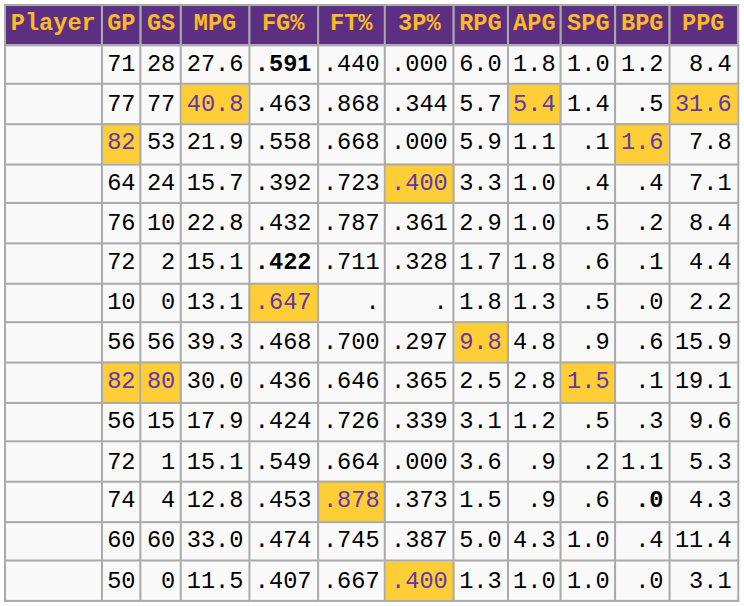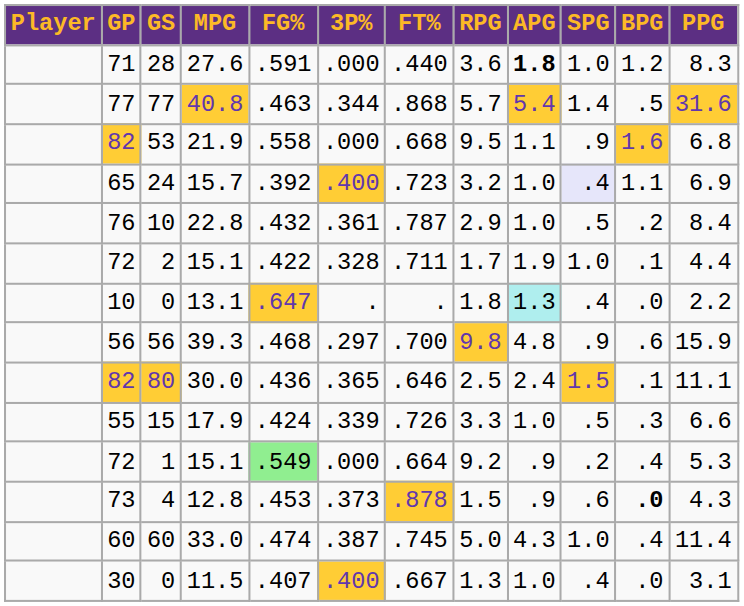columns swapped: (419, 25) <-> (351, 25)
(283, 64) bold -> (283, 64) normal
(480, 64) 6.0 -> (480, 64) 3.6
(534, 64) normal -> (534, 64) bold
(710, 64) 8.4 -> (710, 64) 8.3
(480, 144) 5.9 -> (480, 144) 9.5
(595, 144) .1 -> (595, 144) .9
(710, 144) 7.8 -> (710, 144) 6.8
(121, 183) 64 -> (121, 183) 65
(480, 183) 3.3 -> (480, 183) 3.2
(595, 183) no background -> (595, 183) lavender background
(649, 183) .4 -> (642, 183) 1.1
(710, 183) 7.1 -> (710, 183) 6.9
(283, 263) bold -> (283, 263) normal
(534, 263) 1.8 -> (534, 263) 1.9
(595, 263) .6 -> (588, 263) 1.0
(534, 302) no background -> (534, 302) paleturquoise background
(595, 302) .5 -> (595, 302) .4
(534, 382) 2.8 -> (534, 382) 2.4
(703, 382) 19.1 -> (703, 382) 11.1
(121, 422) 56 -> (121, 422) 55
(480, 422) 3.1 -> (480, 422) 3.3
(534, 422) 1.2 -> (534, 422) 1.0
(710, 422) 9.6 -> (710, 422) 6.6
(283, 461) no background -> (283, 461) lightgreen background
(480, 461) 3.6 -> (480, 461) 9.2
(642, 461) 1.1 -> (649, 461) .4
(121, 501) 74 -> (121, 501) 73
(121, 580) 50 -> (121, 580) 30
(588, 580) 1.0 -> (595, 580) .4
